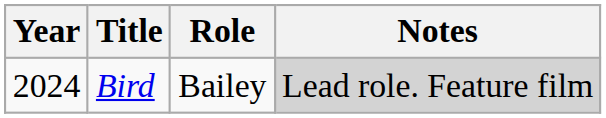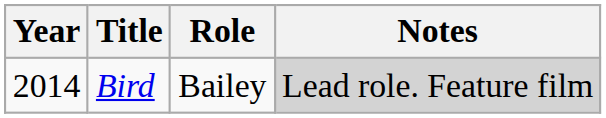(47, 84) 2024 -> (47, 84) 2014
